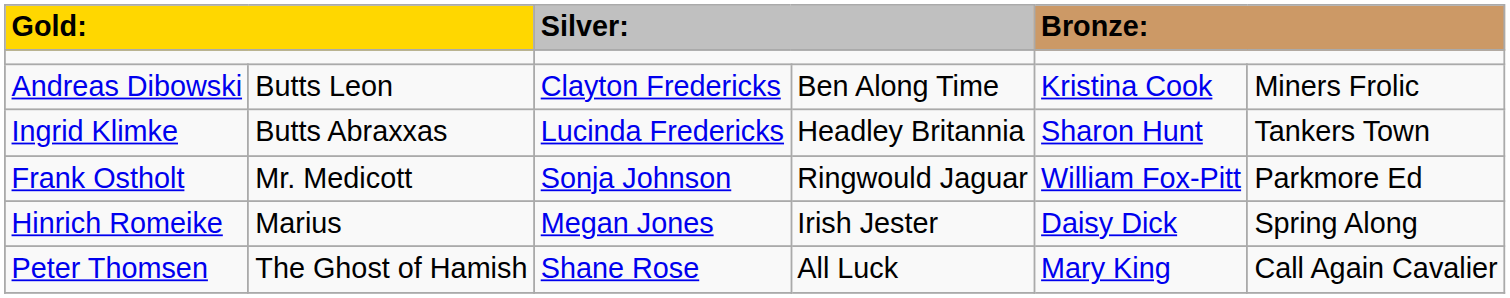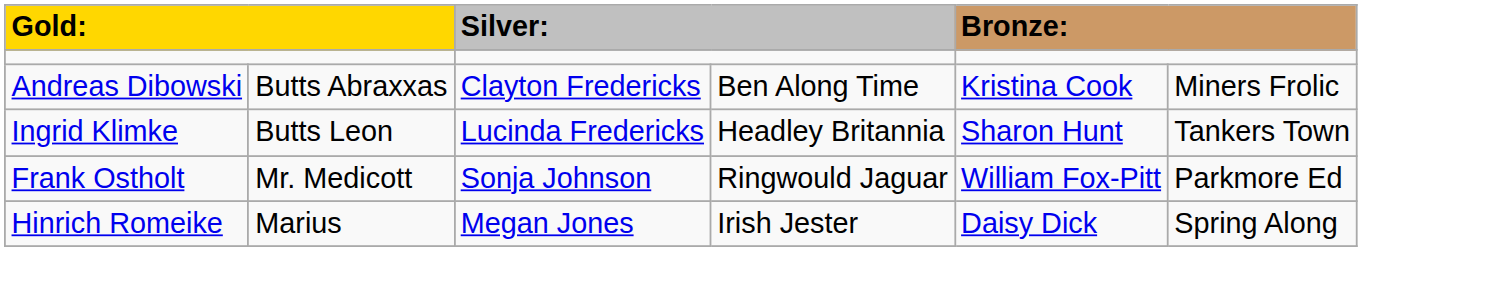(324, 86) Butts Leon -> (351, 86) Butts Abraxxas
(351, 131) Butts Abraxxas -> (324, 131) Butts Leon
- row: (110, 268)
